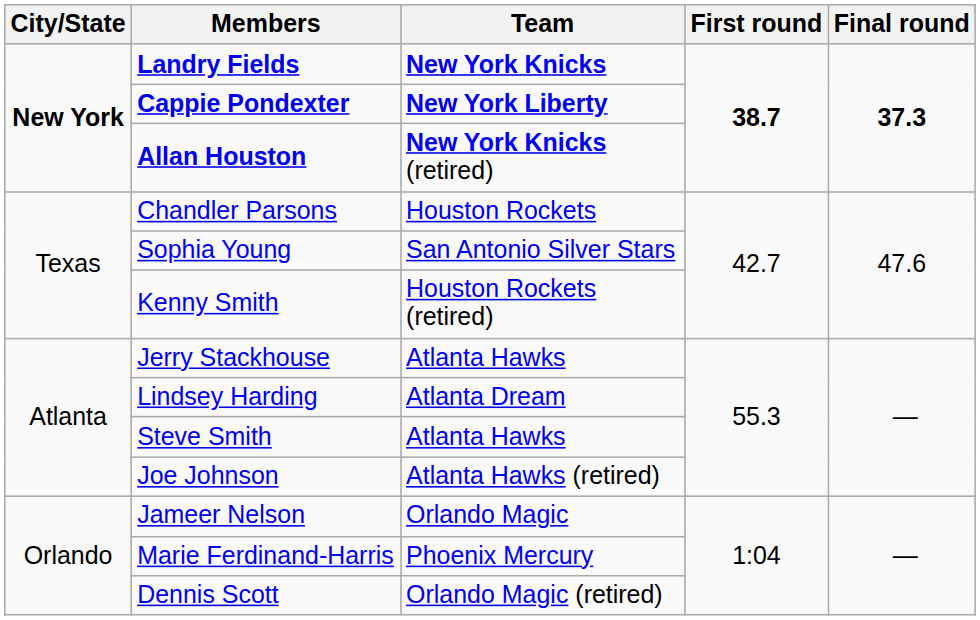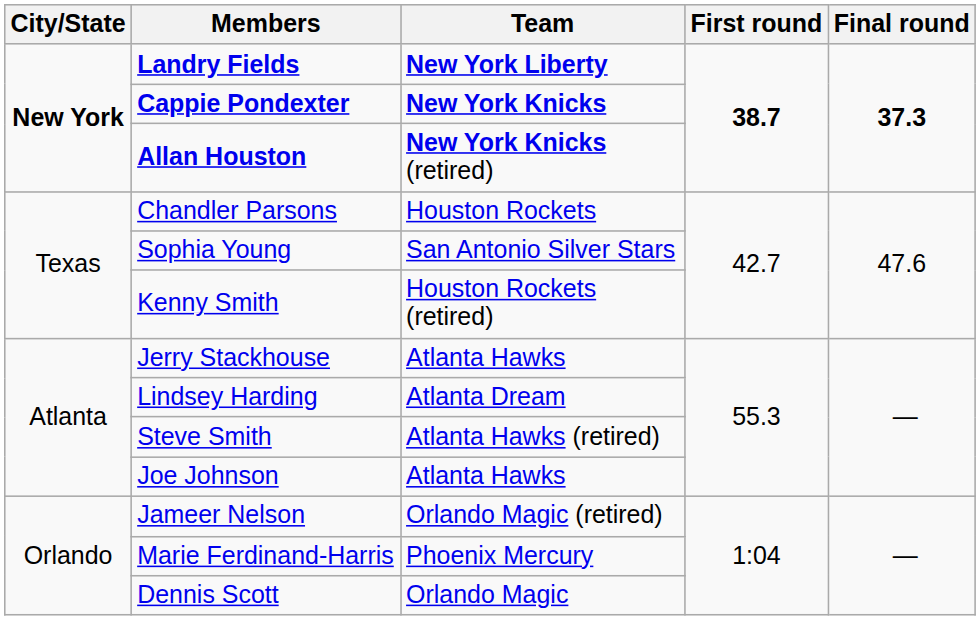(506, 63) New York Knicks -> (507, 63) New York Liberty
(507, 103) New York Liberty -> (506, 103) New York Knicks
(486, 436) Atlanta Hawks -> (533, 436) Atlanta Hawks (retired)
(533, 476) Atlanta Hawks (retired) -> (486, 476) Atlanta Hawks
(487, 515) Orlando Magic -> (534, 515) Orlando Magic (retired)
(534, 595) Orlando Magic (retired) -> (487, 595) Orlando Magic
